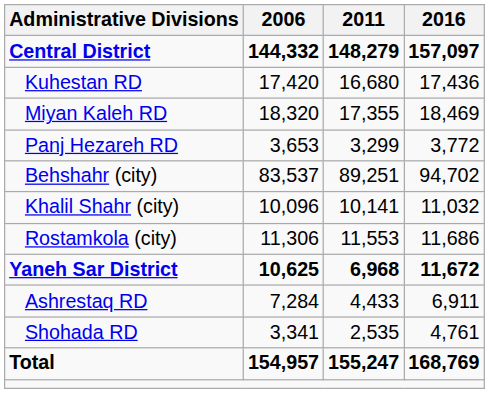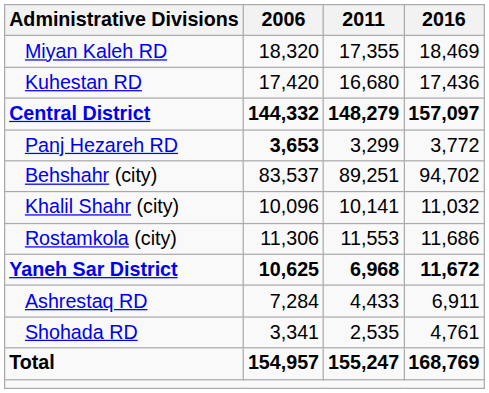rows swapped: (80, 51) <-> (96, 113)
(294, 144) normal -> (294, 144) bold
